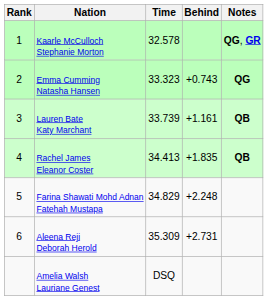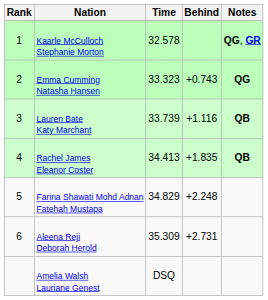(202, 118) +1.161 -> (202, 118) +1.116
